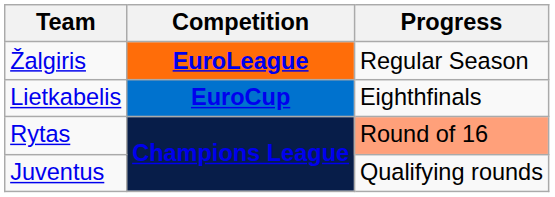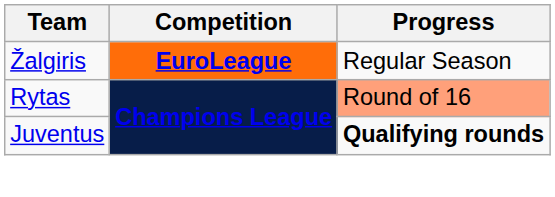- row: (66, 97)
(451, 172) normal -> (444, 135) bold
